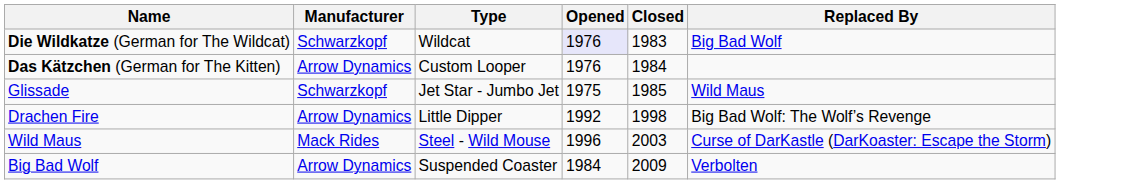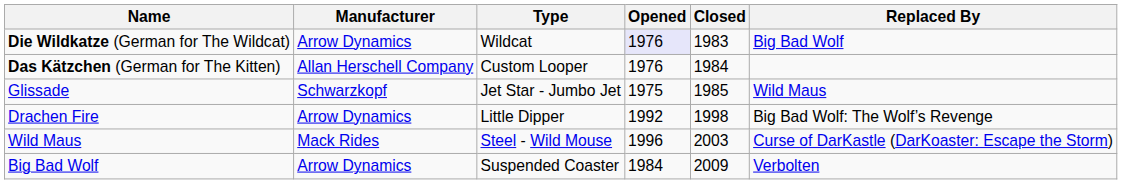(342, 41) Schwarzkopf -> (354, 41) Arrow Dynamics
(354, 66) Arrow Dynamics -> (385, 66) Allan Herschell Company
